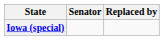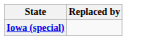- column: (85, 12)
